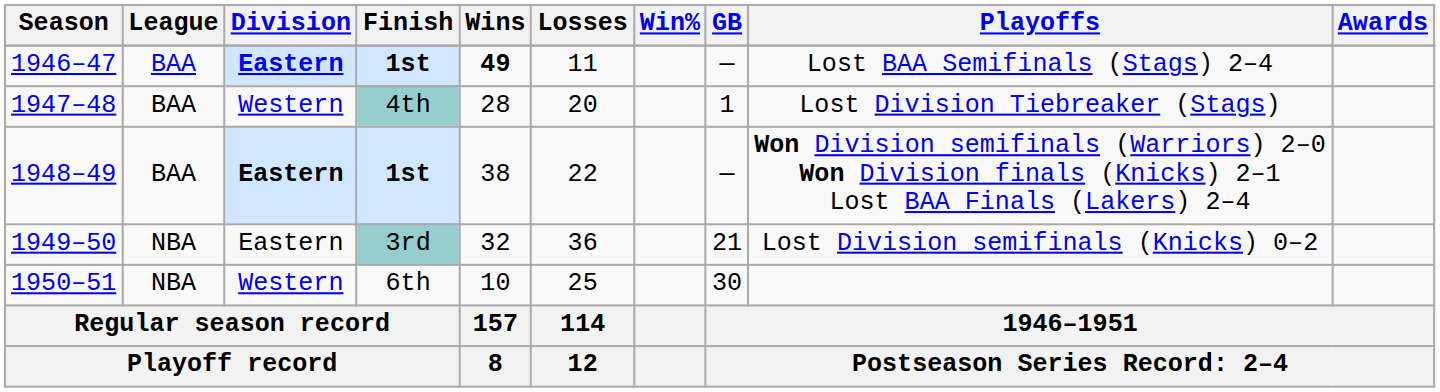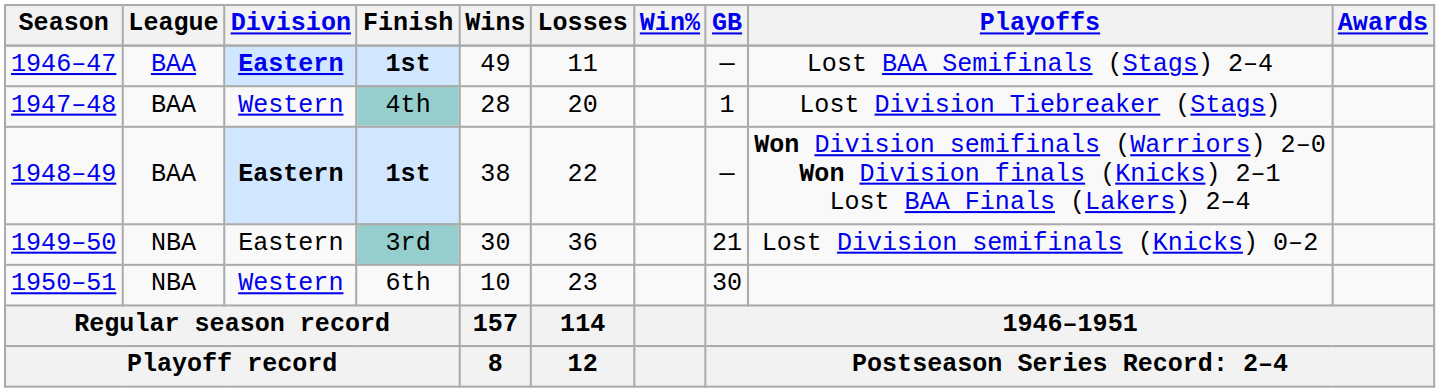(495, 66) bold -> (495, 66) normal
(495, 244) 32 -> (495, 244) 30
(583, 285) 25 -> (583, 285) 23
